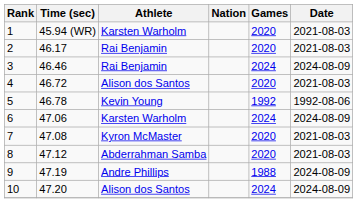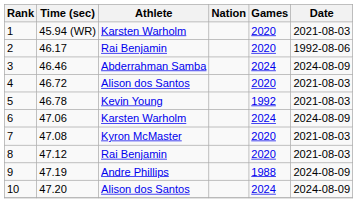(322, 48) 2021-08-03 -> (322, 48) 1992-08-06
(134, 66) Rai Benjamin -> (154, 66) Abderrahman Samba
(322, 101) 1992-08-06 -> (322, 101) 2021-08-03
(154, 154) Abderrahman Samba -> (134, 154) Rai Benjamin
